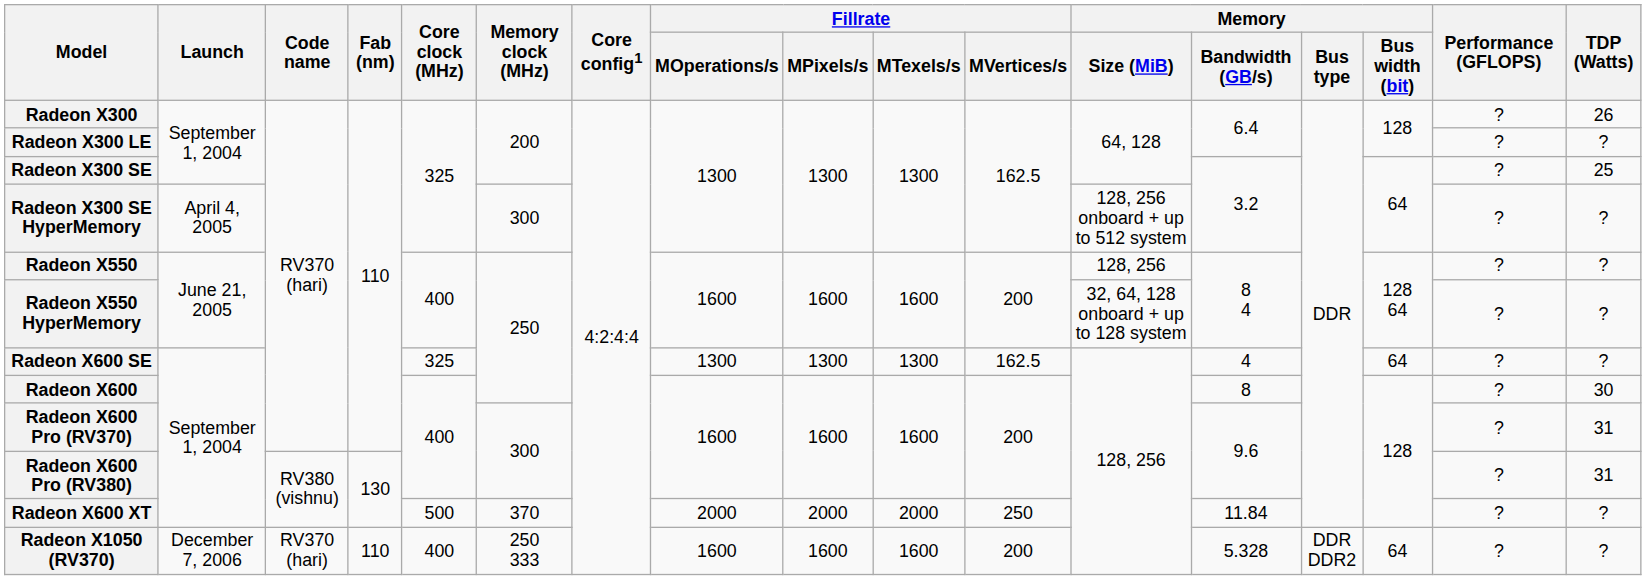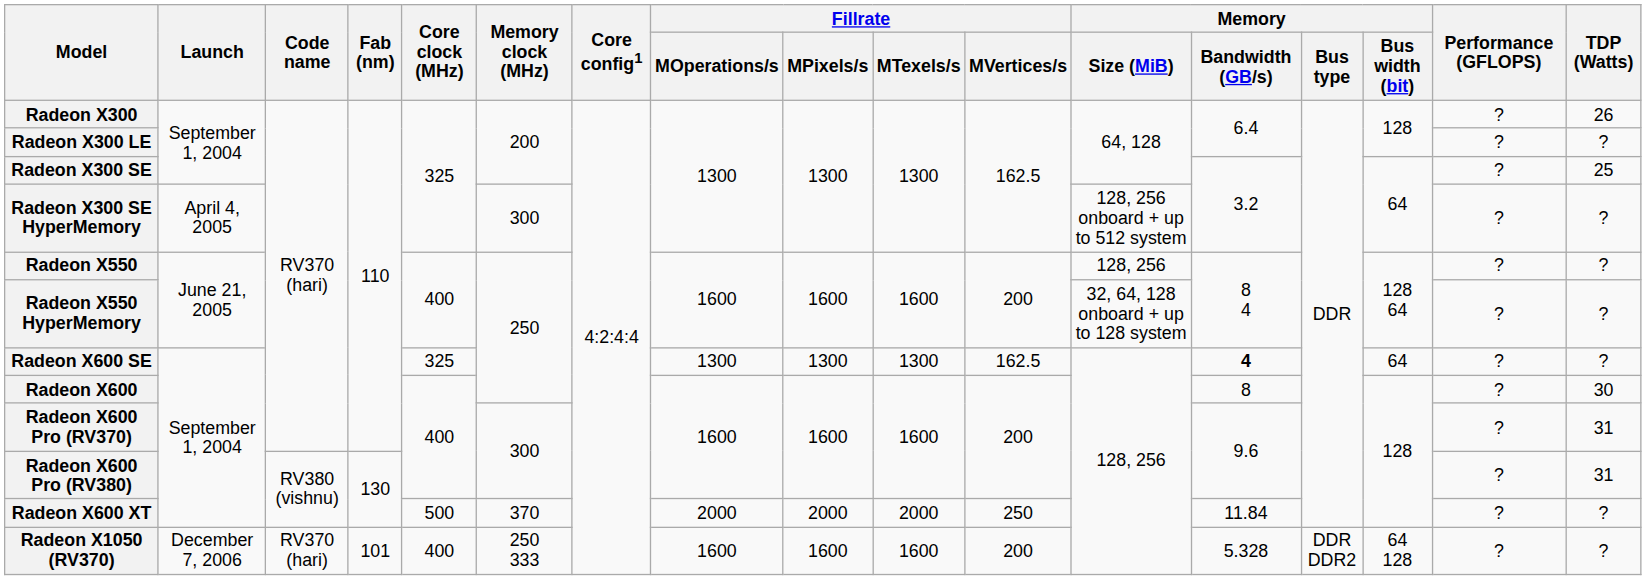(1246, 361) normal -> (1246, 361) bold
(375, 550) 110 -> (375, 550) 101
(1397, 550) 64 -> (1397, 550) 64 128
